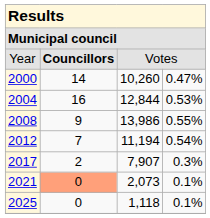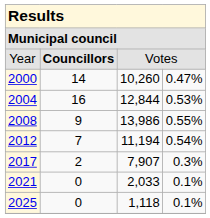(78, 182) lightsalmon background -> (78, 182) no background
(144, 182) 2,073 -> (144, 182) 2,033
